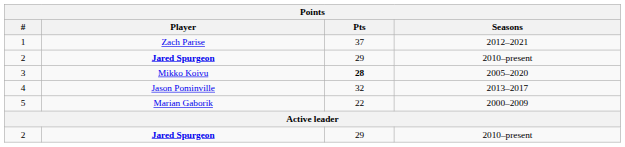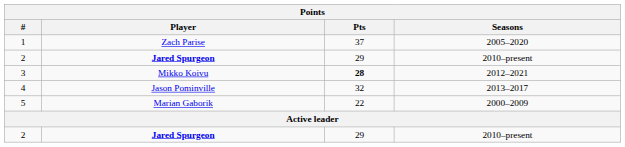(507, 42) 2012–2021 -> (507, 42) 2005–2020
(507, 73) 2005–2020 -> (507, 73) 2012–2021
